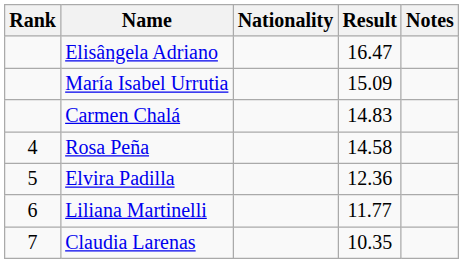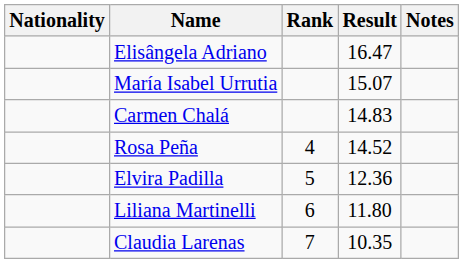columns swapped: (33, 20) <-> (285, 20)
(370, 83) 15.09 -> (370, 83) 15.07
(370, 147) 14.58 -> (370, 147) 14.52
(370, 210) 11.77 -> (370, 210) 11.80
